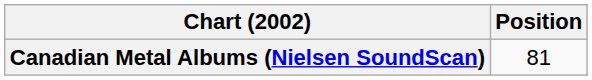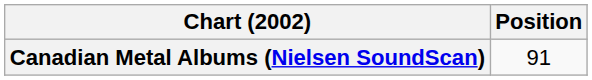(539, 57) 81 -> (539, 57) 91
